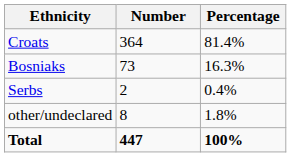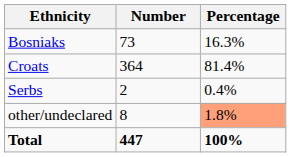rows swapped: (28, 41) <-> (37, 66)
(220, 115) no background -> (220, 115) lightsalmon background
